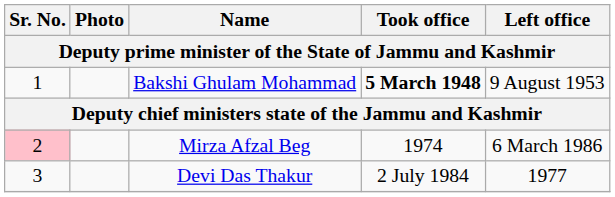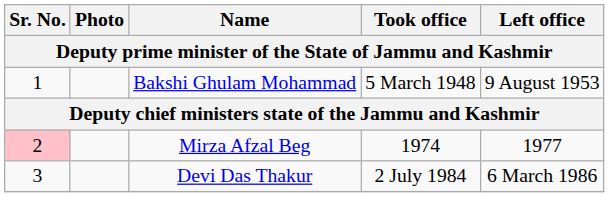(423, 82) bold -> (420, 82) normal
(547, 144) 6 March 1986 -> (542, 144) 1977
(547, 176) 1977 -> (542, 176) 6 March 1986
